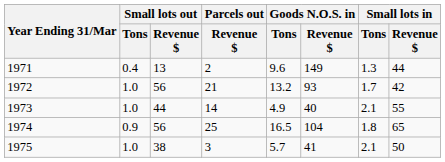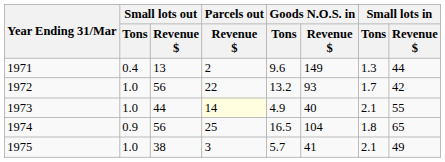(211, 87) 21 -> (211, 87) 22
(211, 107) no background -> (211, 107) lightyellow background
(398, 147) 50 -> (398, 147) 49
